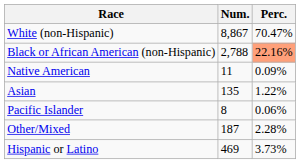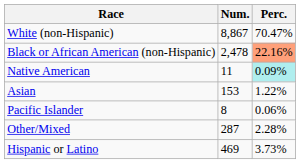(234, 52) 2,788 -> (234, 52) 2,478
(271, 71) no background -> (271, 71) paleturquoise background
(230, 91) 135 -> (230, 91) 153
(230, 129) 187 -> (230, 129) 287
